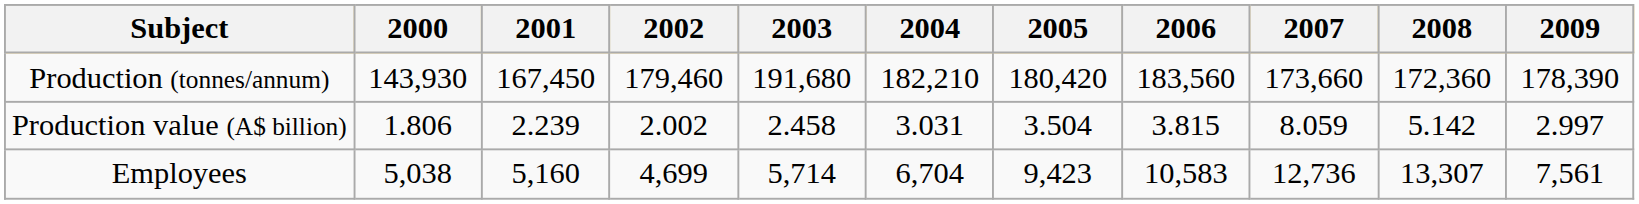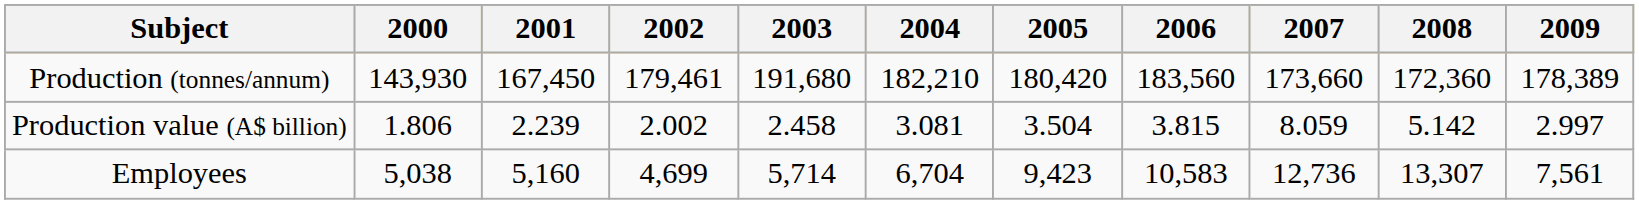(674, 76) 179,460 -> (674, 76) 179,461
(1570, 76) 178,390 -> (1570, 76) 178,389
(930, 125) 3.031 -> (930, 125) 3.081
